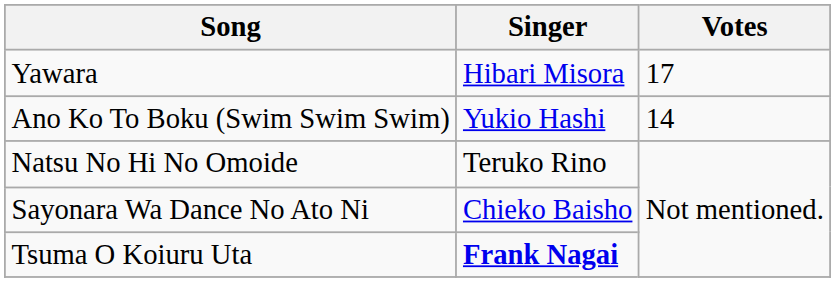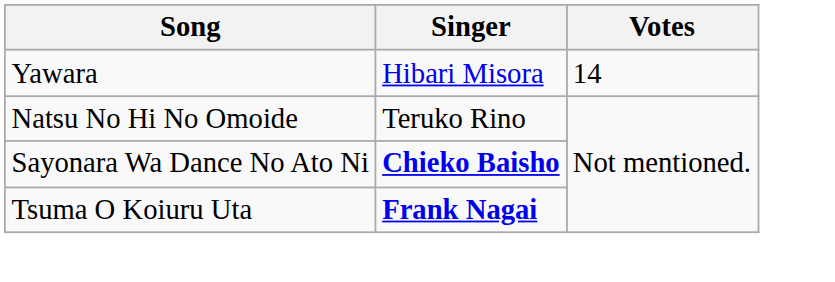(660, 72) 17 -> (587, 72) 14
- row: (231, 118)
(548, 208) normal -> (471, 163) bold
